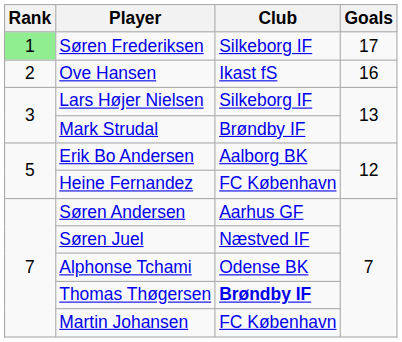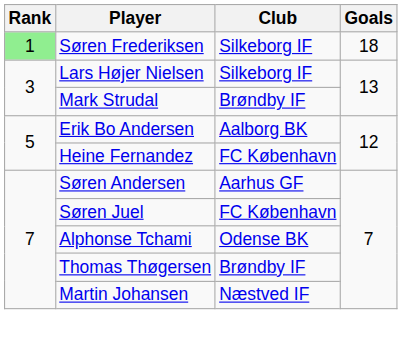(369, 45) 17 -> (369, 45) 18
- row: (108, 73)
(264, 239) Næstved IF -> (278, 211) FC København
(265, 294) bold -> (262, 267) normal
(278, 322) FC København -> (264, 294) Næstved IF
